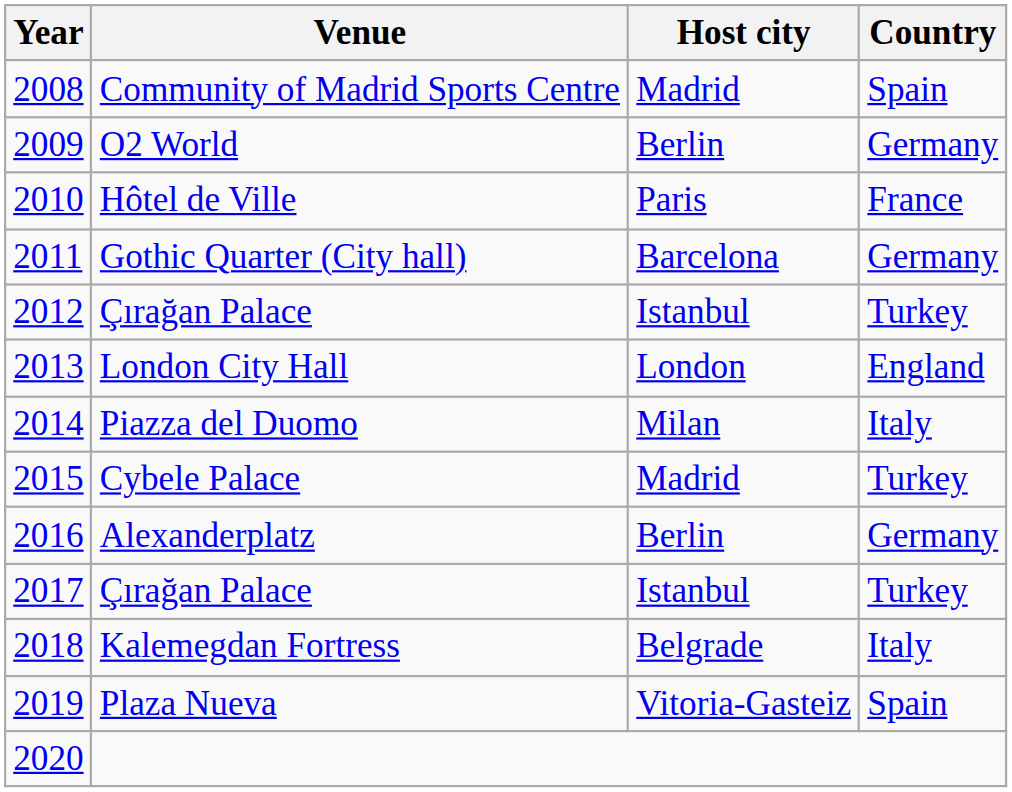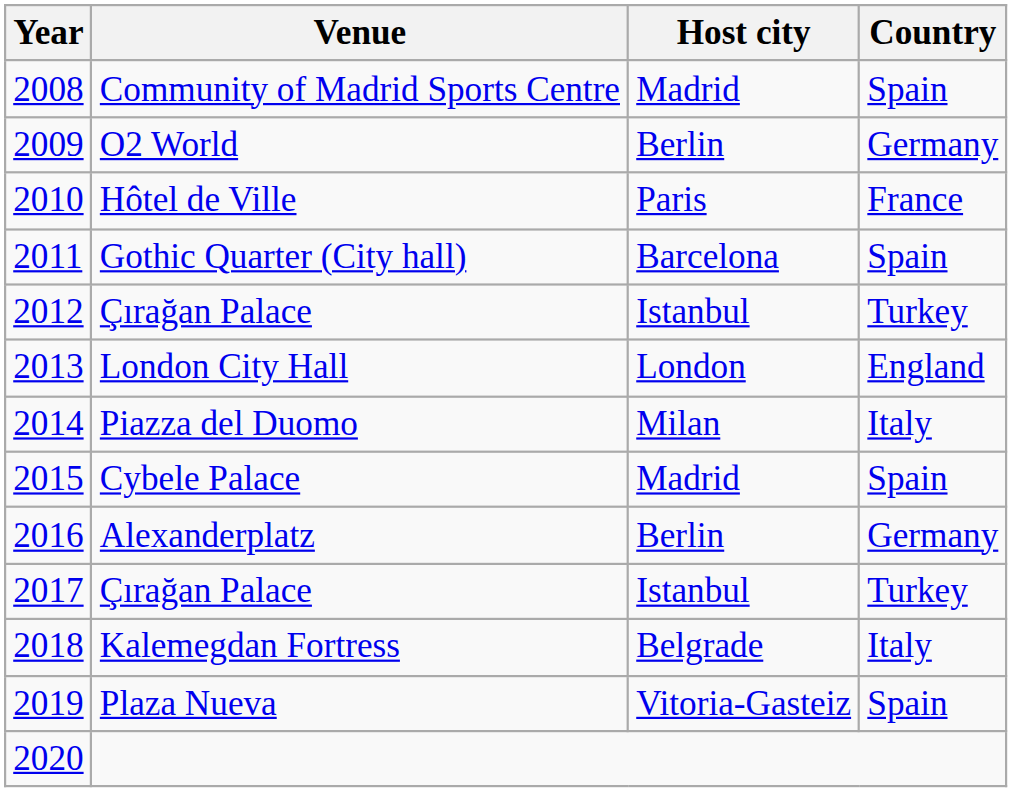(933, 255) Germany -> (907, 255) Spain
(918, 479) Turkey -> (907, 479) Spain
